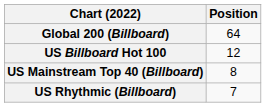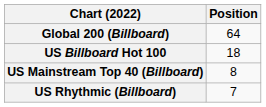(233, 53) 12 -> (233, 53) 18
